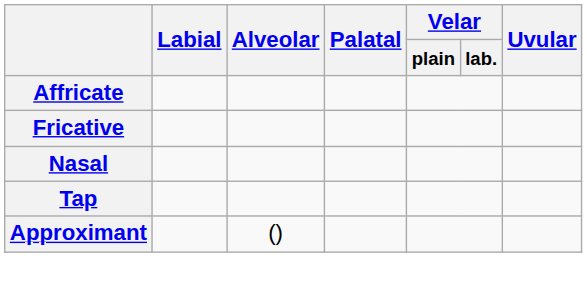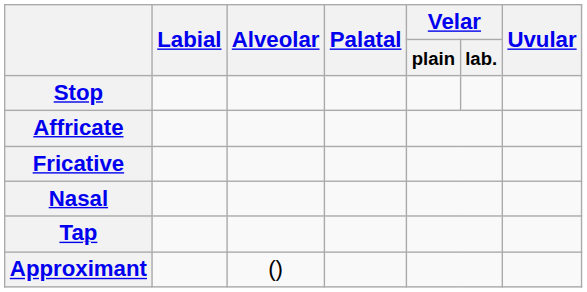+ row: (78, 92)
